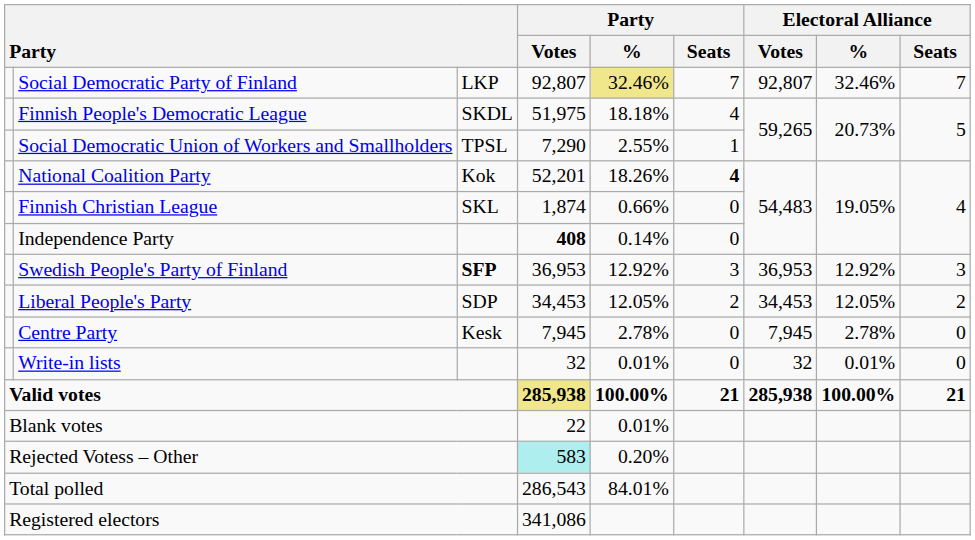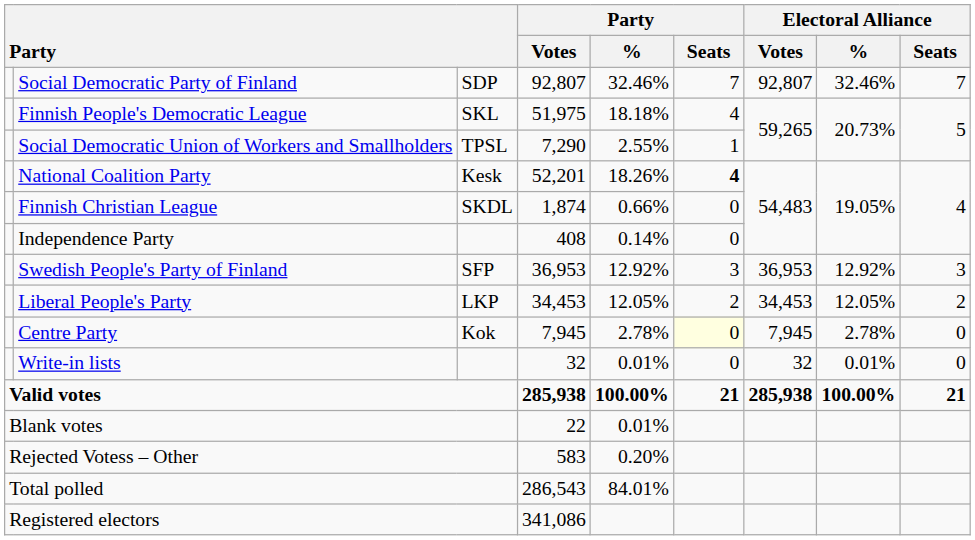(480, 82) LKP -> (480, 82) SDP
(638, 82) khaki background -> (638, 82) no background
(487, 113) SKDL -> (480, 113) SKL
(478, 176) Kok -> (482, 176) Kesk
(480, 207) SKL -> (487, 207) SKDL
(571, 238) bold -> (571, 238) normal
(479, 269) bold -> (478, 269) normal
(480, 301) SDP -> (480, 301) LKP
(482, 332) Kesk -> (478, 332) Kok
(734, 332) no background -> (734, 332) lightyellow background
(554, 394) khaki background -> (554, 394) no background
(571, 457) paleturquoise background -> (571, 457) no background
